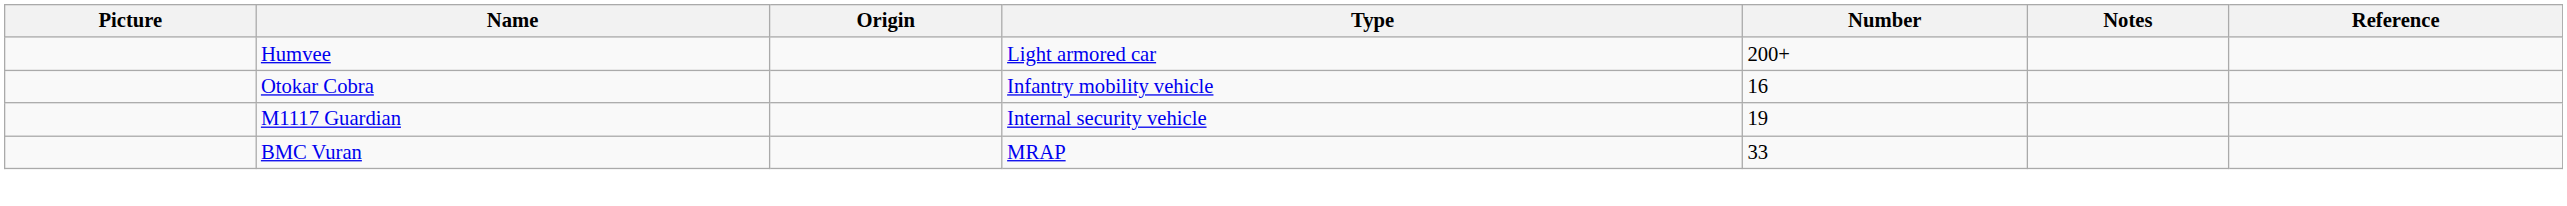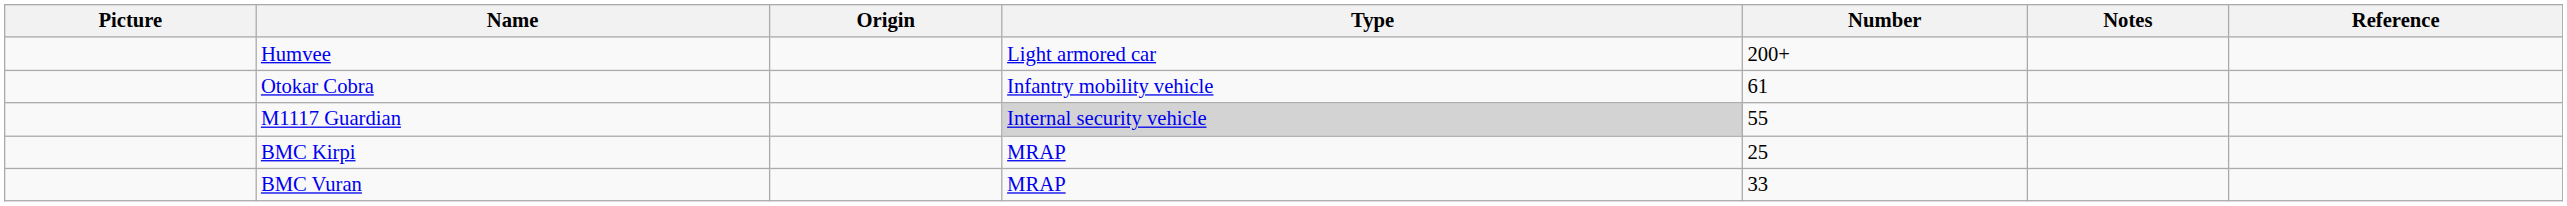(1758, 86) 16 -> (1758, 86) 61
(1107, 119) no background -> (1107, 119) lightgrey background
(1758, 119) 19 -> (1758, 119) 55
+ row: (308, 151)
